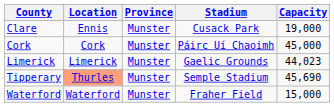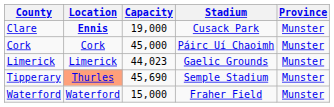columns swapped: (149, 13) <-> (303, 13)
(93, 29) normal -> (93, 29) bold
